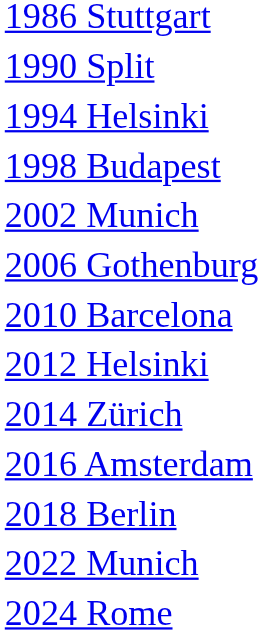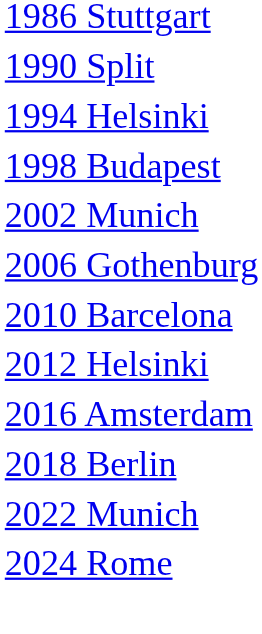- row: (94, 414)
